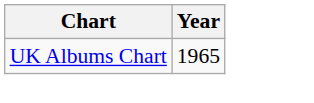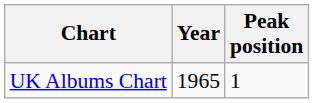+ column: (267, 33)
